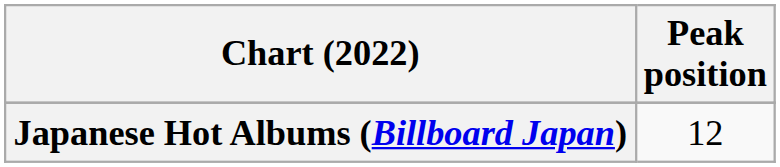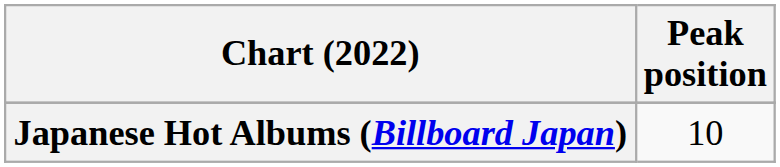(705, 131) 12 -> (705, 131) 10
